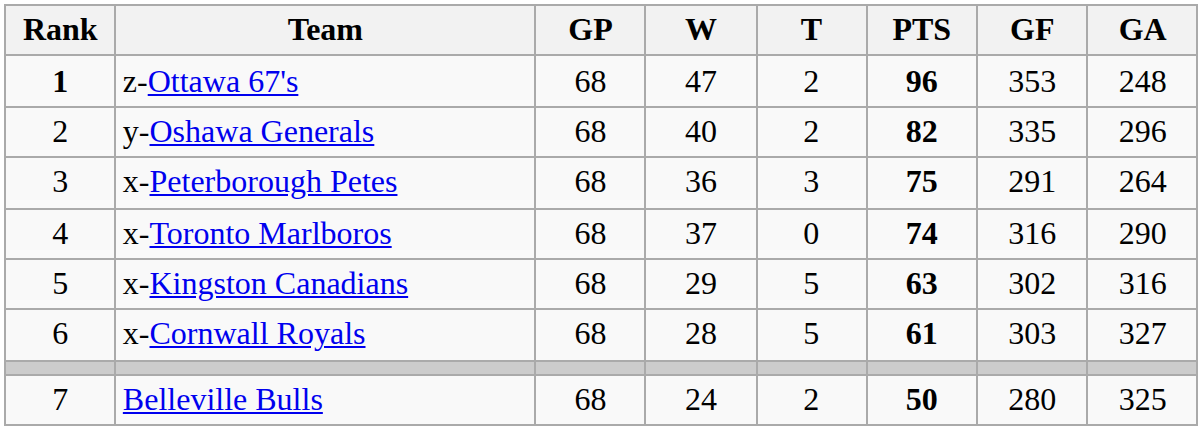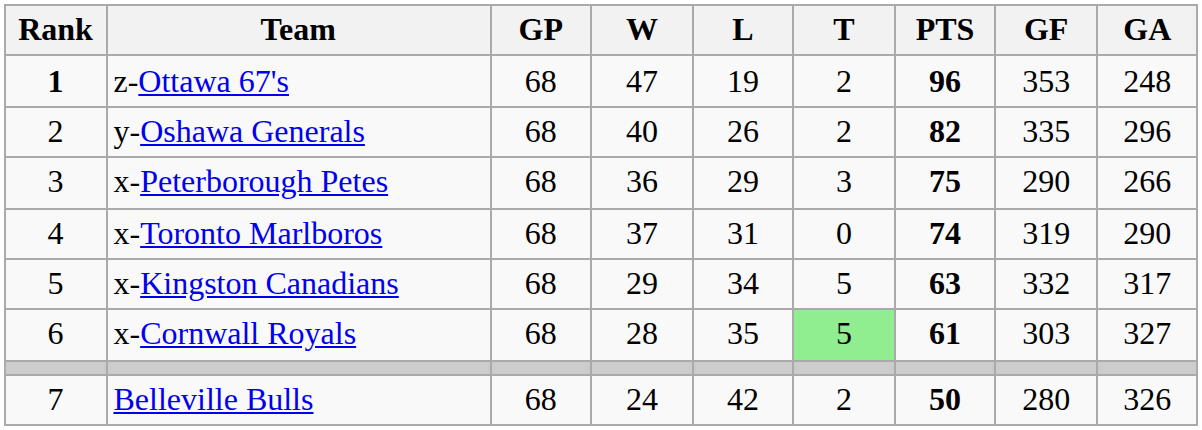+ column: (743, 29)
(1032, 182) 291 -> (1046, 182) 290
(1143, 182) 264 -> (1147, 182) 266
(1032, 232) 316 -> (1046, 232) 319
(1032, 283) 302 -> (1046, 283) 332
(1143, 283) 316 -> (1147, 283) 317
(811, 334) no background -> (844, 334) lightgreen background
(1143, 399) 325 -> (1147, 399) 326
